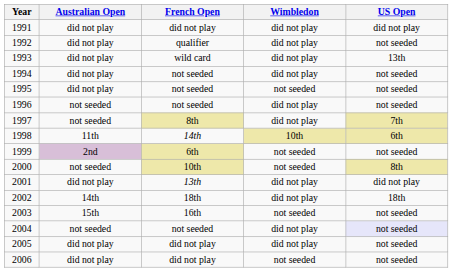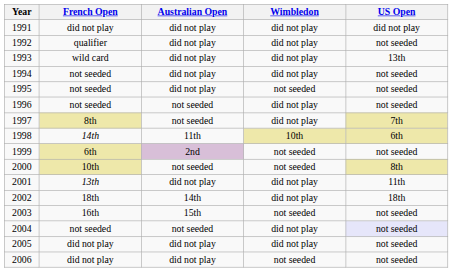columns swapped: (90, 12) <-> (192, 12)
(397, 182) did not play -> (397, 182) 11th
